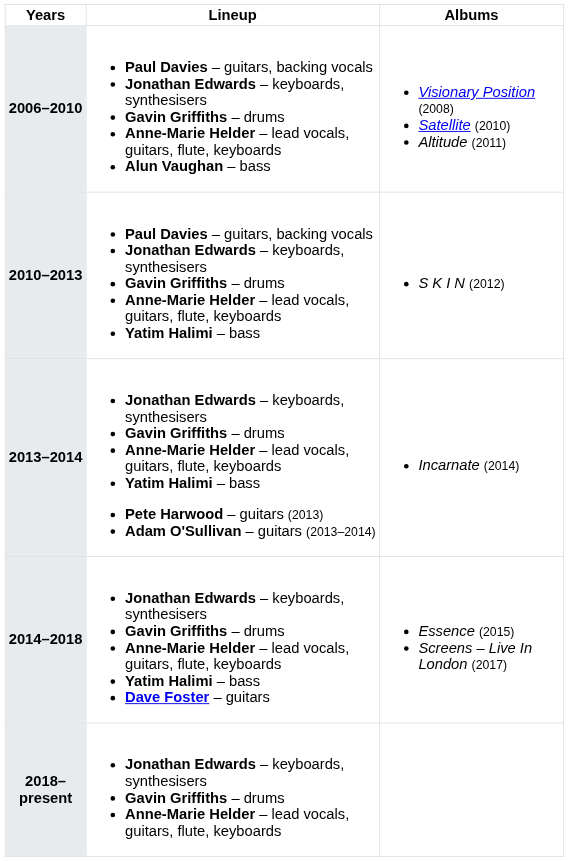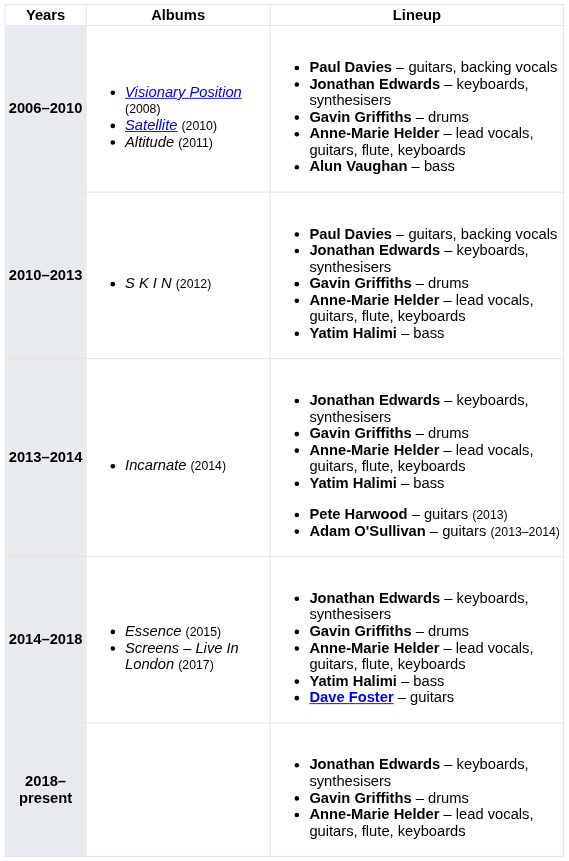columns swapped: (233, 15) <-> (471, 15)
